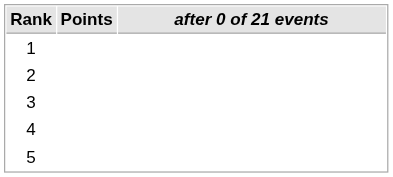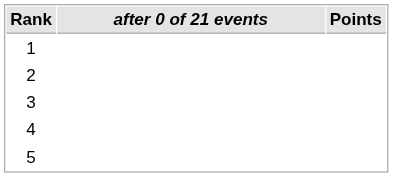columns swapped: (252, 19) <-> (87, 19)
